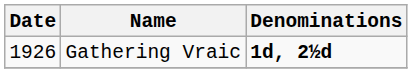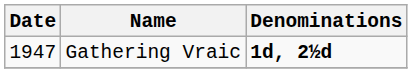(33, 52) 1926 -> (33, 52) 1947
